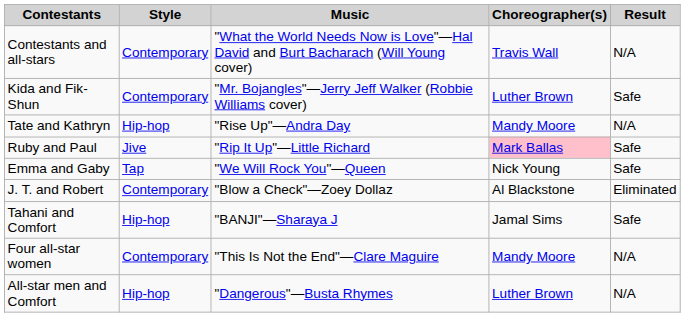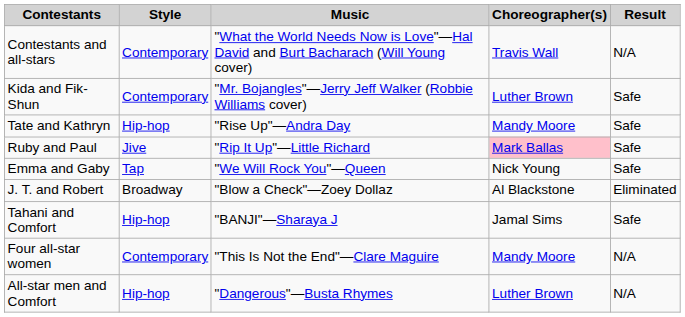(625, 125) N/A -> (627, 125) Safe
(165, 190) Contemporary -> (152, 190) Broadway
